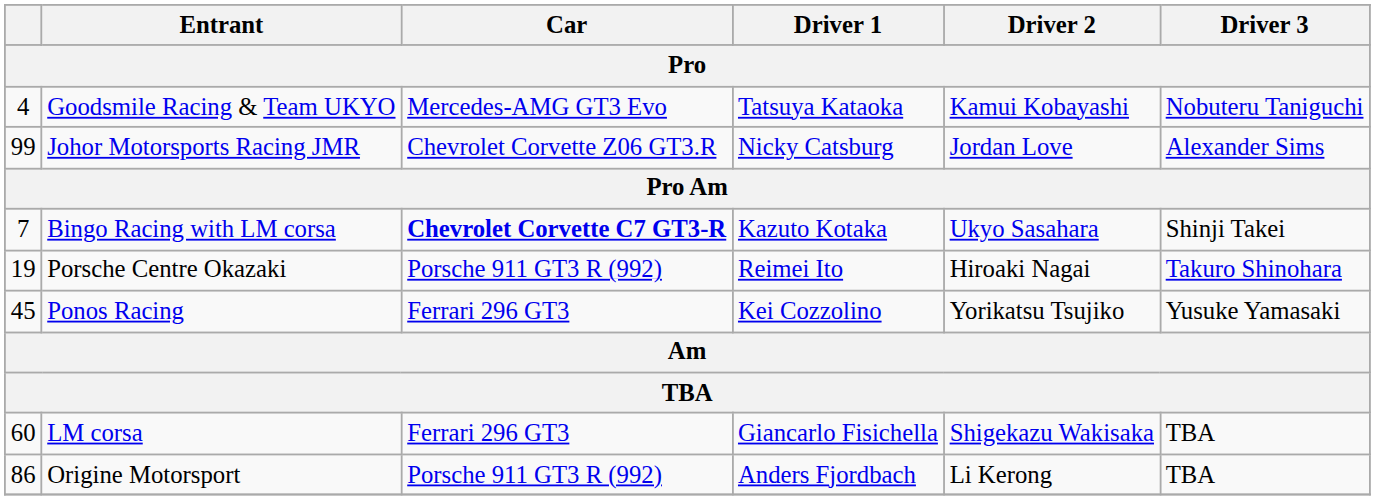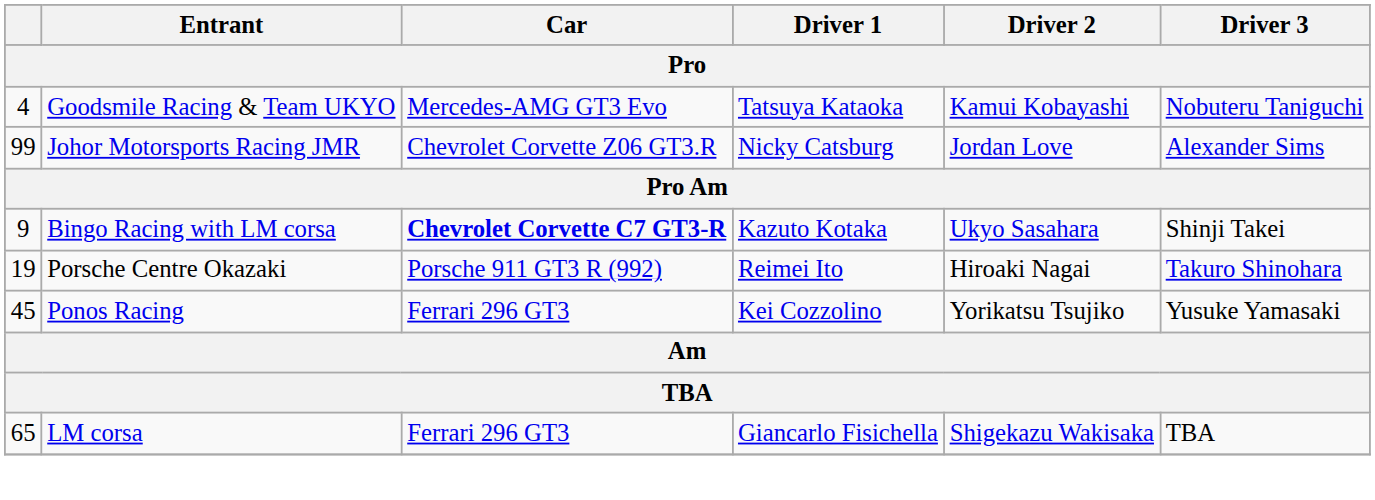(23, 228) 7 -> (23, 228) 9
(23, 432) 60 -> (23, 432) 65
- row: (144, 473)
